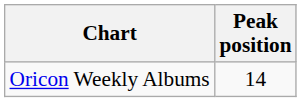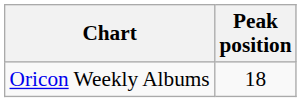(255, 79) 14 -> (255, 79) 18
